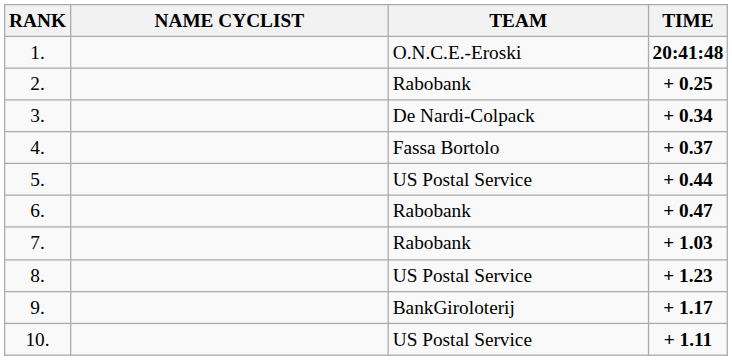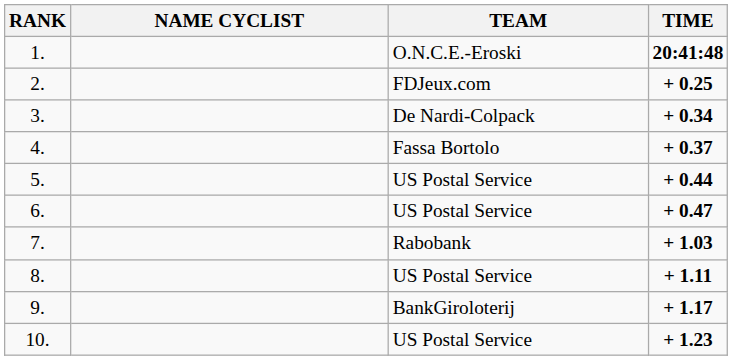(432, 84) Rabobank -> (442, 84) FDJeux.com
(432, 211) Rabobank -> (462, 211) US Postal Service
(688, 275) + 1.23 -> (688, 275) + 1.11
(688, 338) + 1.11 -> (688, 338) + 1.23
